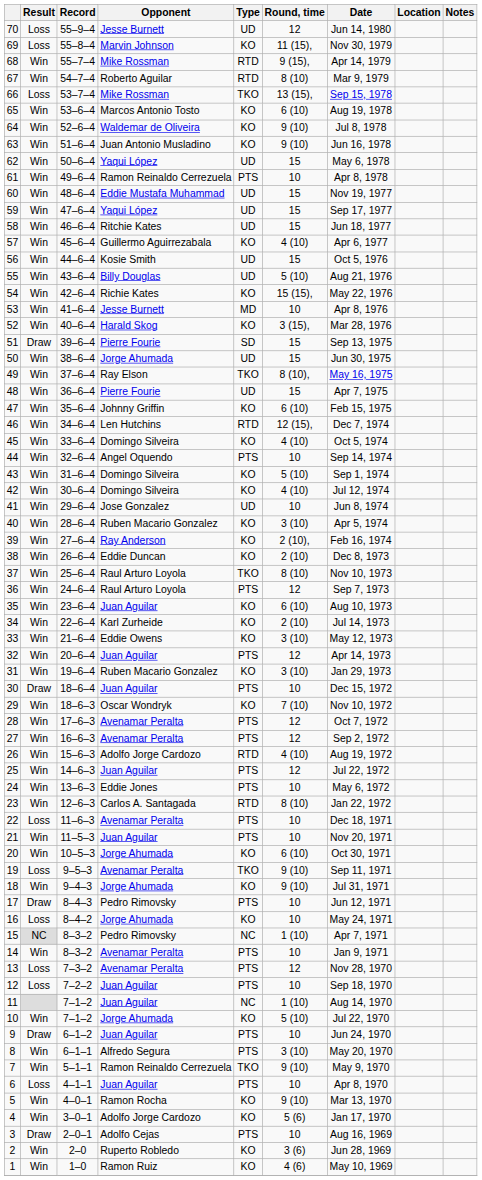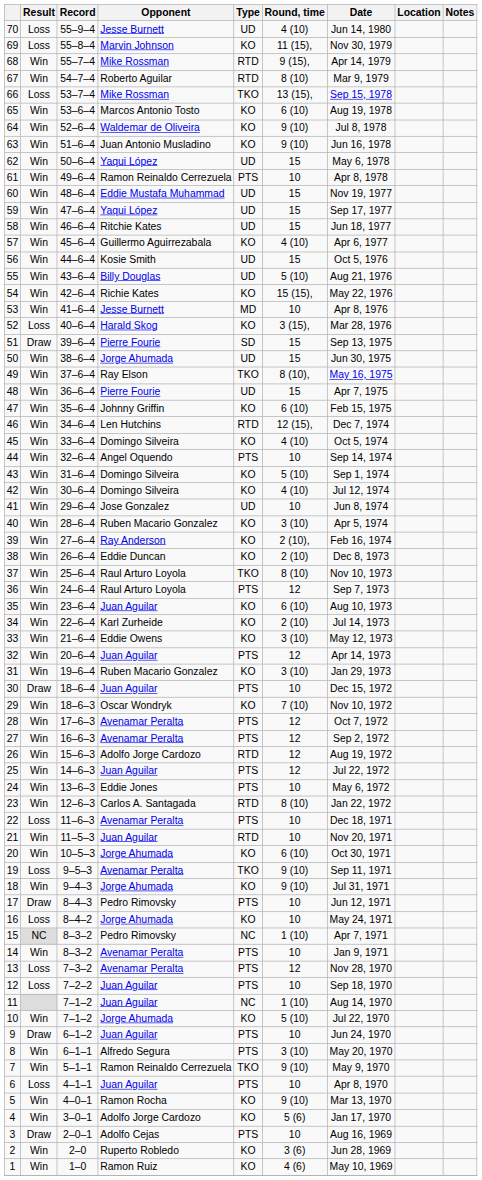(295, 29) 12 -> (295, 29) 4 (10)
(39, 326) Win -> (39, 326) Loss
(295, 754) 4 (10) -> (295, 754) 12
(248, 837) PTS -> (248, 837) RTD
